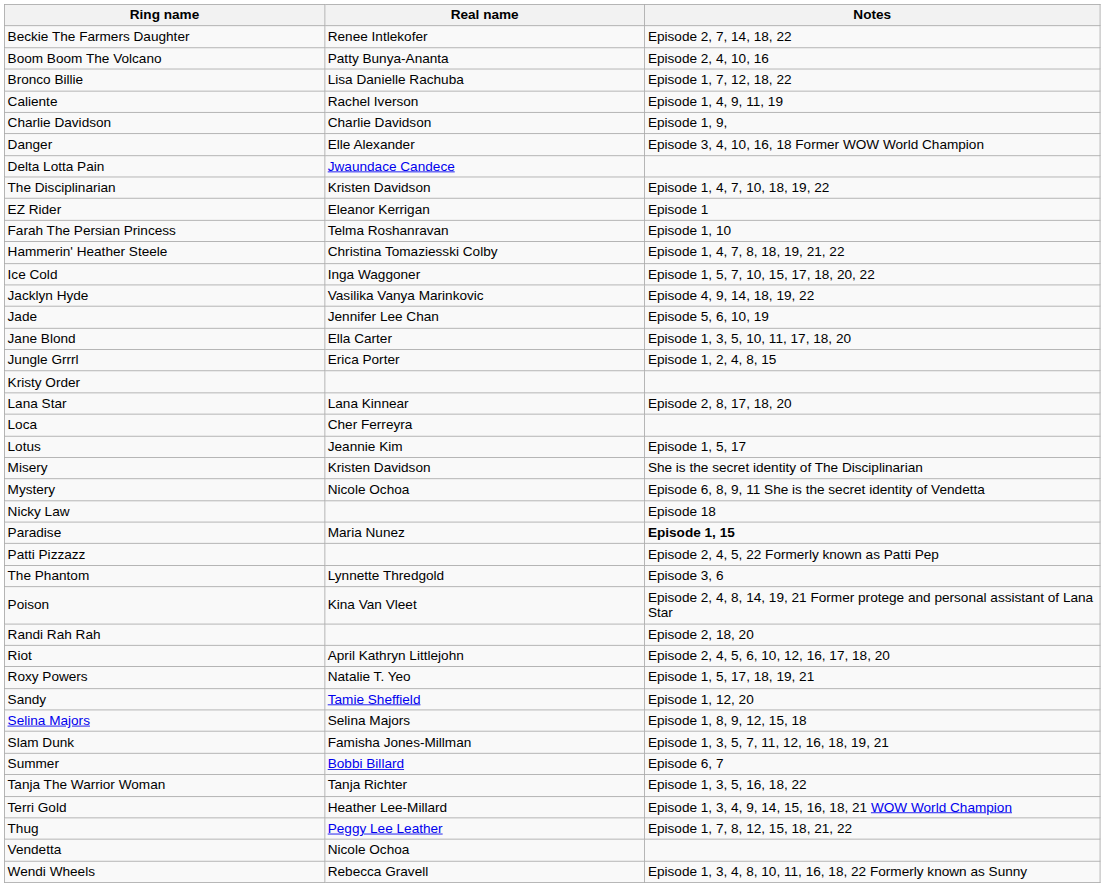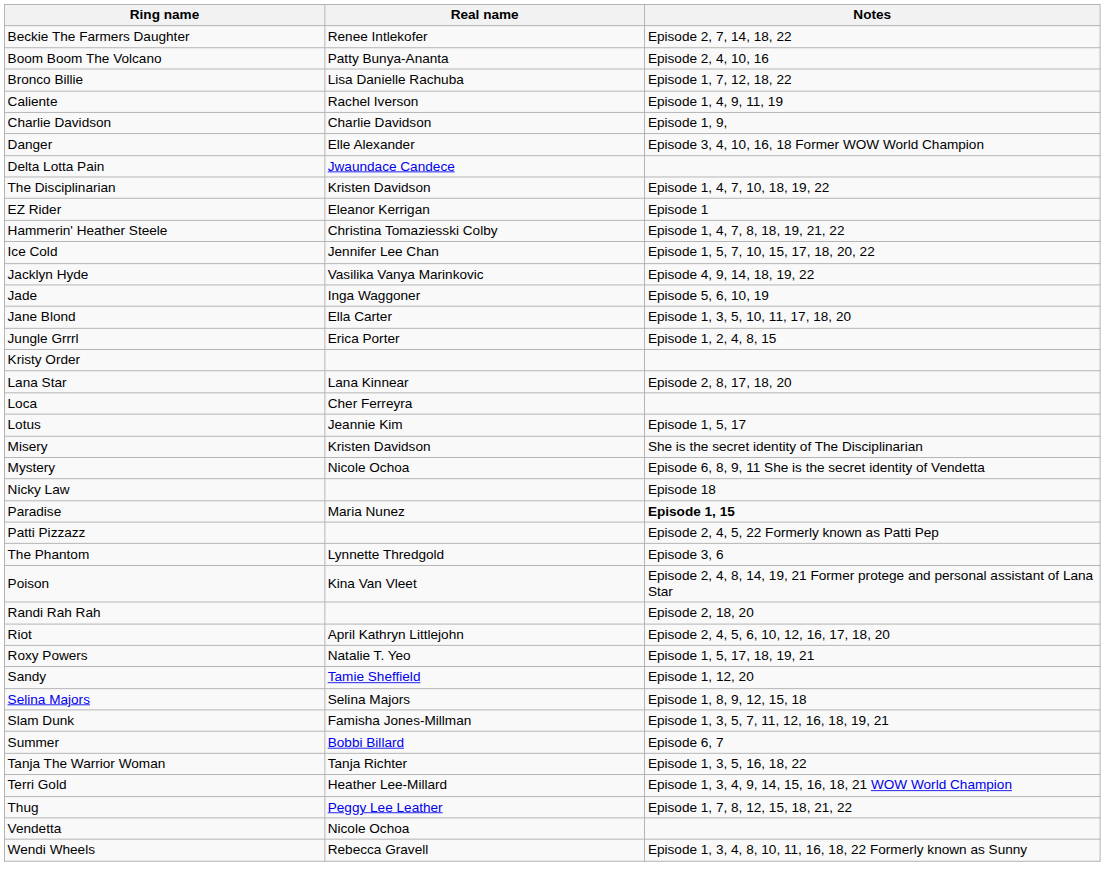- row: (92, 230)
(374, 274) Inga Waggoner -> (383, 252) Jennifer Lee Chan
(383, 317) Jennifer Lee Chan -> (374, 295) Inga Waggoner
